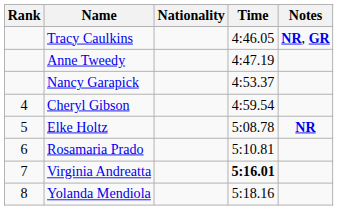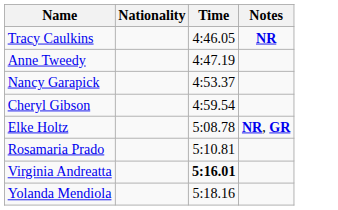- column: (24, 15)
(306, 37) NR, GR -> (266, 37) NR
(306, 127) NR -> (266, 127) NR, GR
